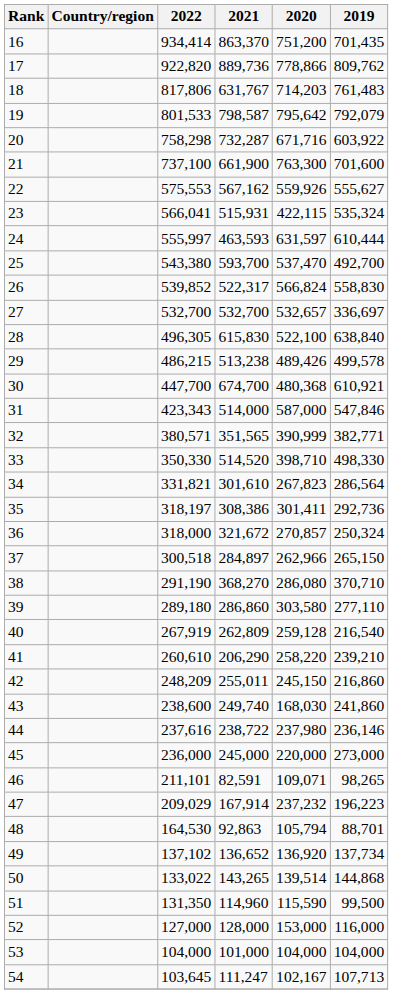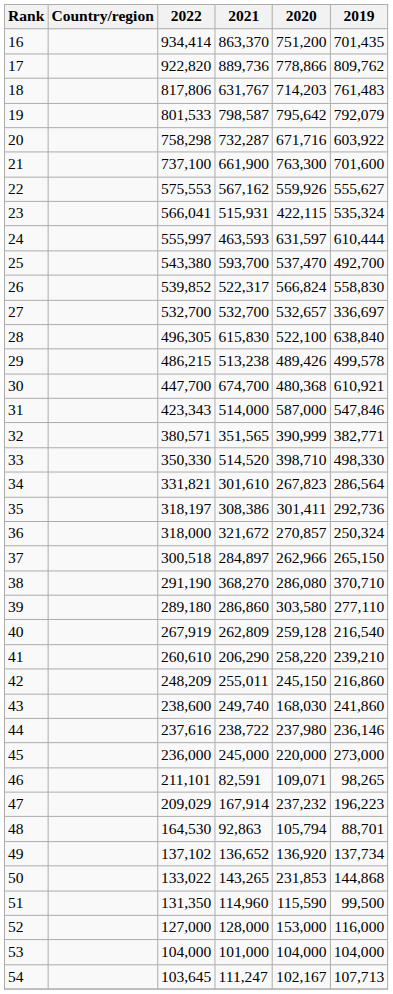(301, 878) 139,514 -> (301, 878) 231,853
